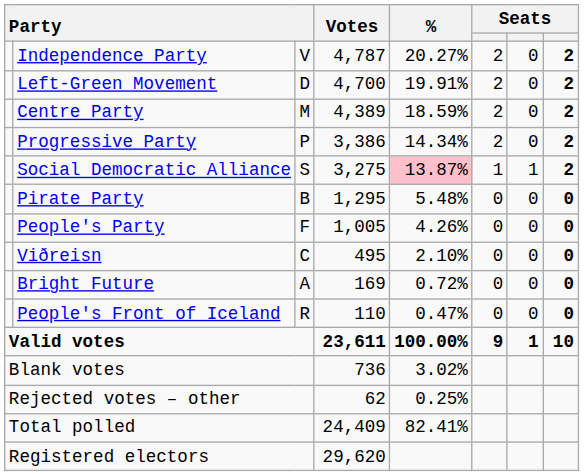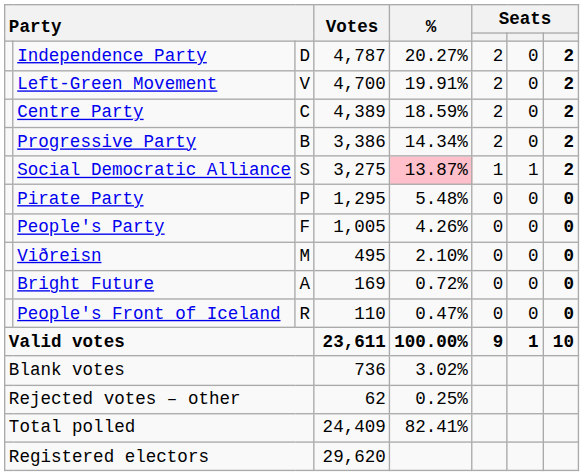(305, 56) V -> (305, 56) D
(305, 85) D -> (305, 85) V
(305, 113) M -> (305, 113) C
(305, 142) P -> (305, 142) B
(305, 199) B -> (305, 199) P
(305, 256) C -> (305, 256) M
